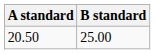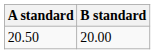(96, 37) 25.00 -> (96, 37) 20.00
